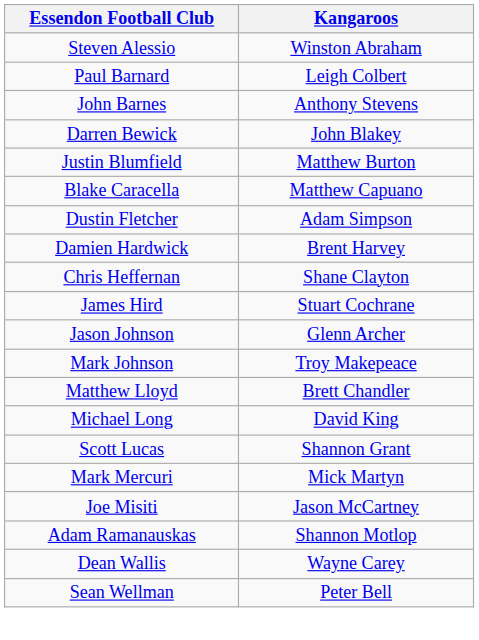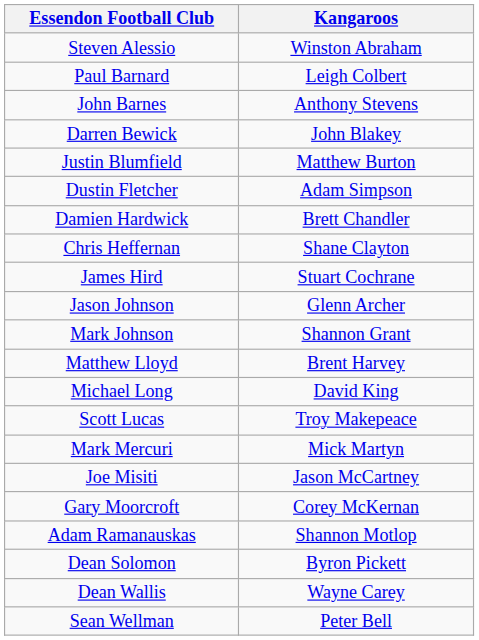- row: (122, 190)
(356, 248) Brent Harvey -> (356, 219) Brett Chandler
(356, 362) Troy Makepeace -> (356, 334) Shannon Grant
(356, 391) Brett Chandler -> (356, 362) Brent Harvey
(356, 448) Shannon Grant -> (356, 420) Troy Makepeace
+ row: (122, 506)
+ row: (122, 563)
